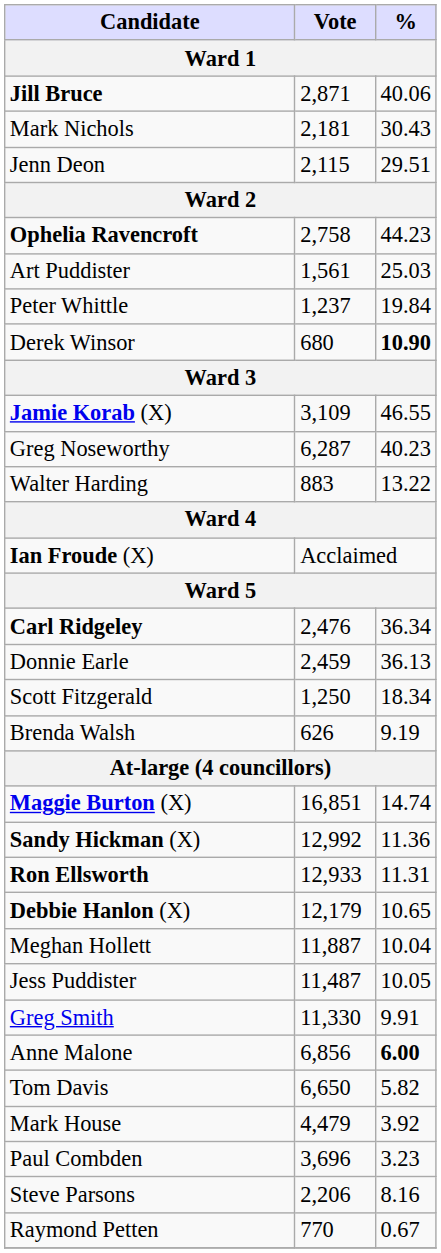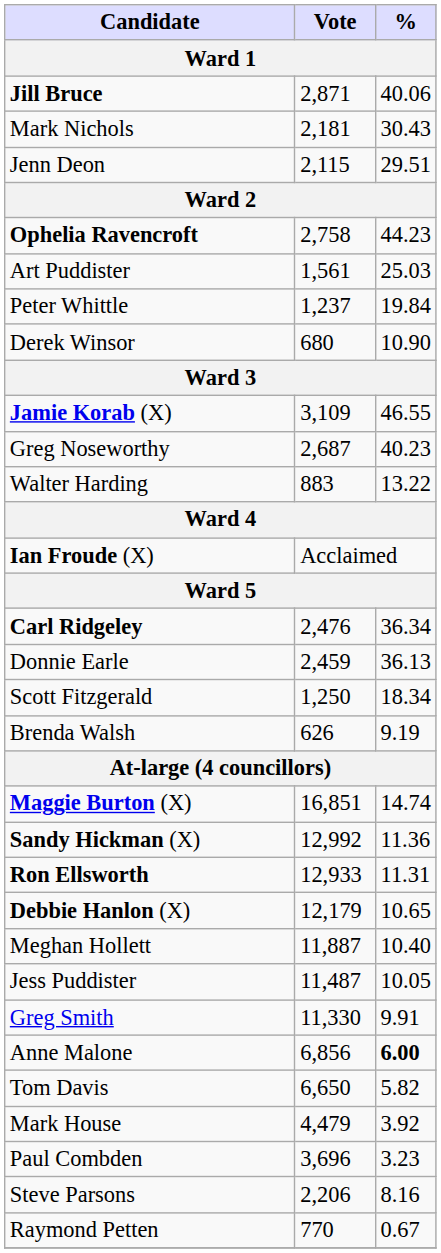(406, 341) bold -> (406, 341) normal
(325, 448) 6,287 -> (325, 448) 2,687
(406, 945) 10.04 -> (406, 945) 10.40
